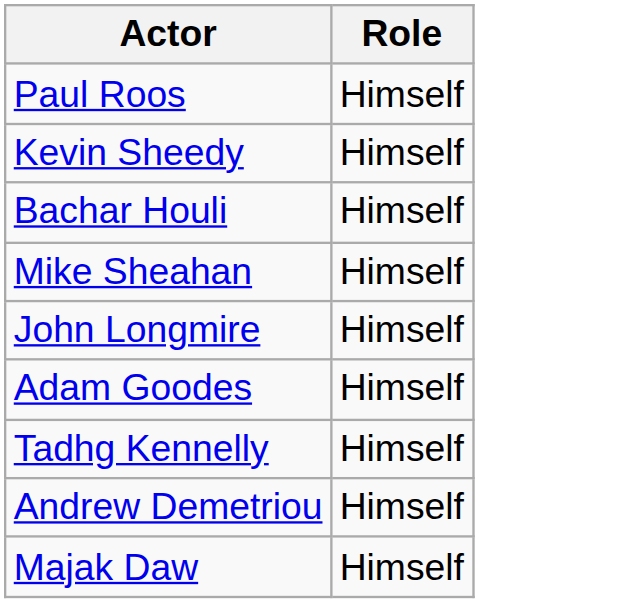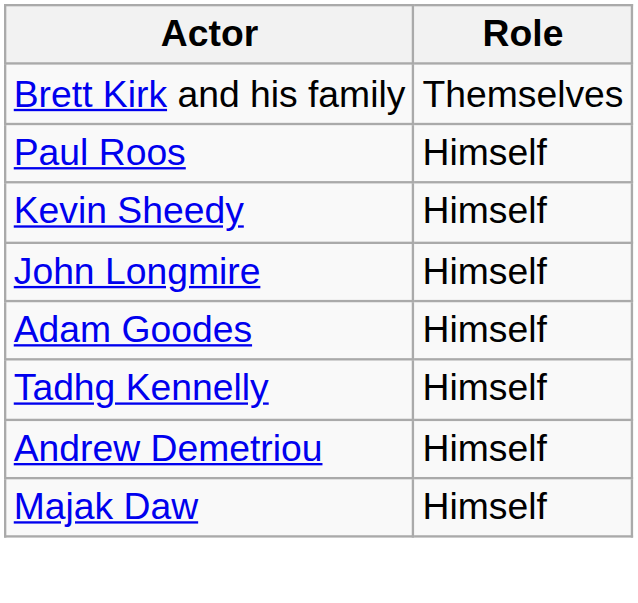+ row: (210, 93)
- row: (120, 211)
- row: (133, 270)
